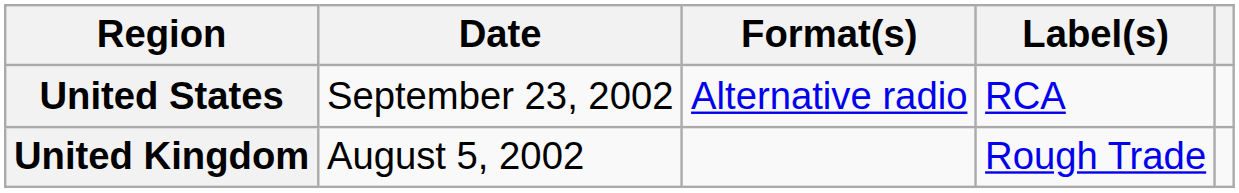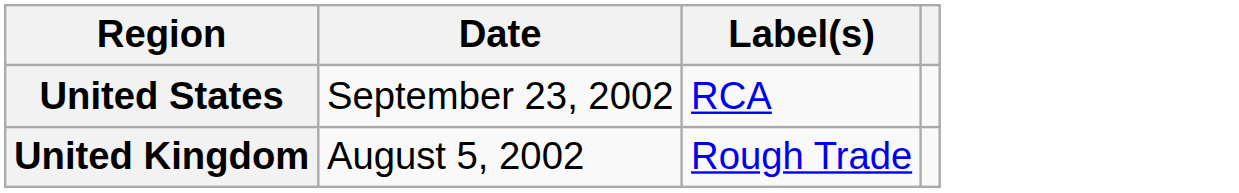- column: (829, 34)
